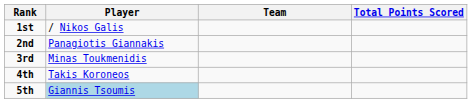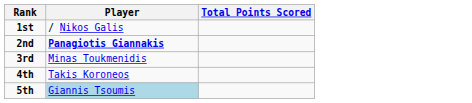- column: (275, 12)
(106, 44) normal -> (106, 44) bold
